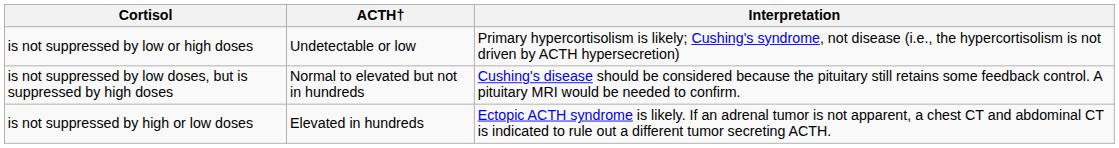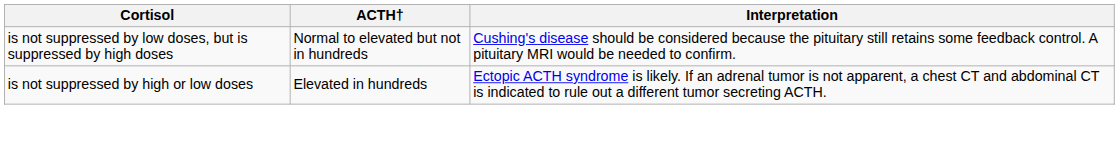- row: (130, 46)
